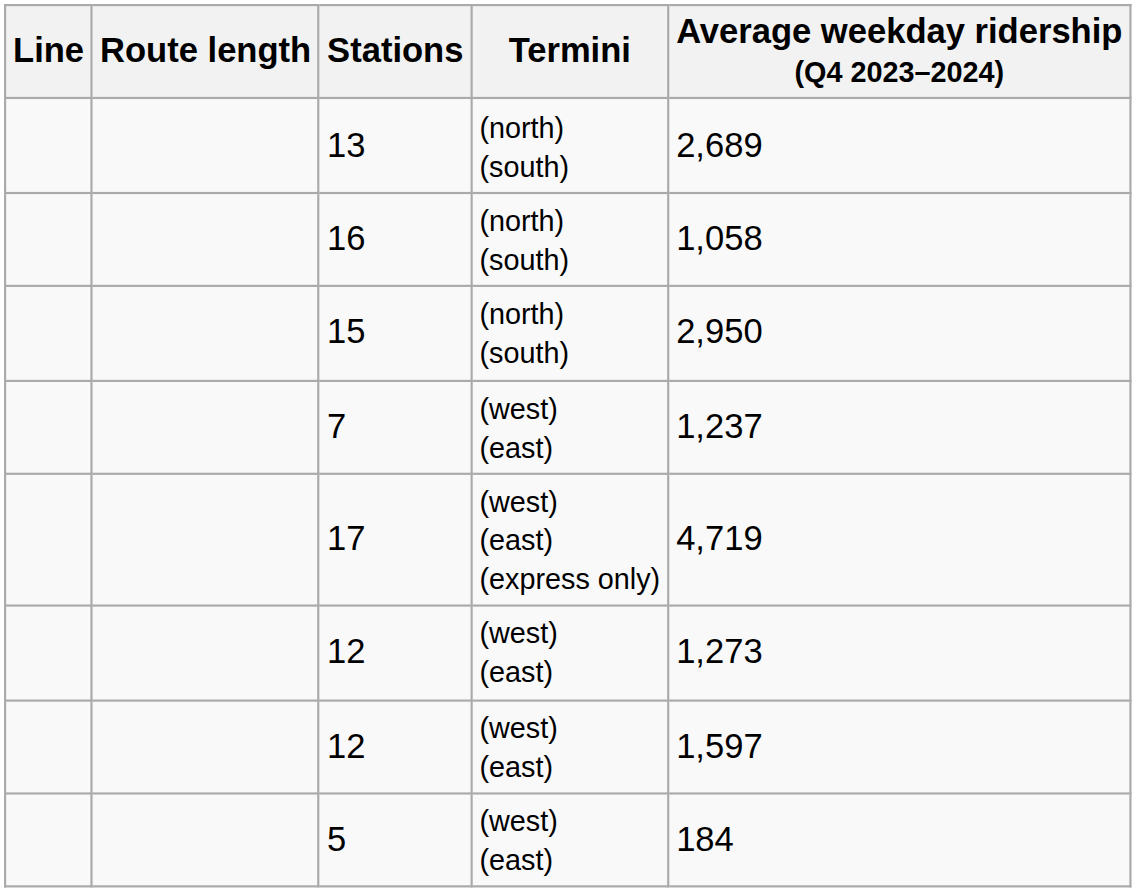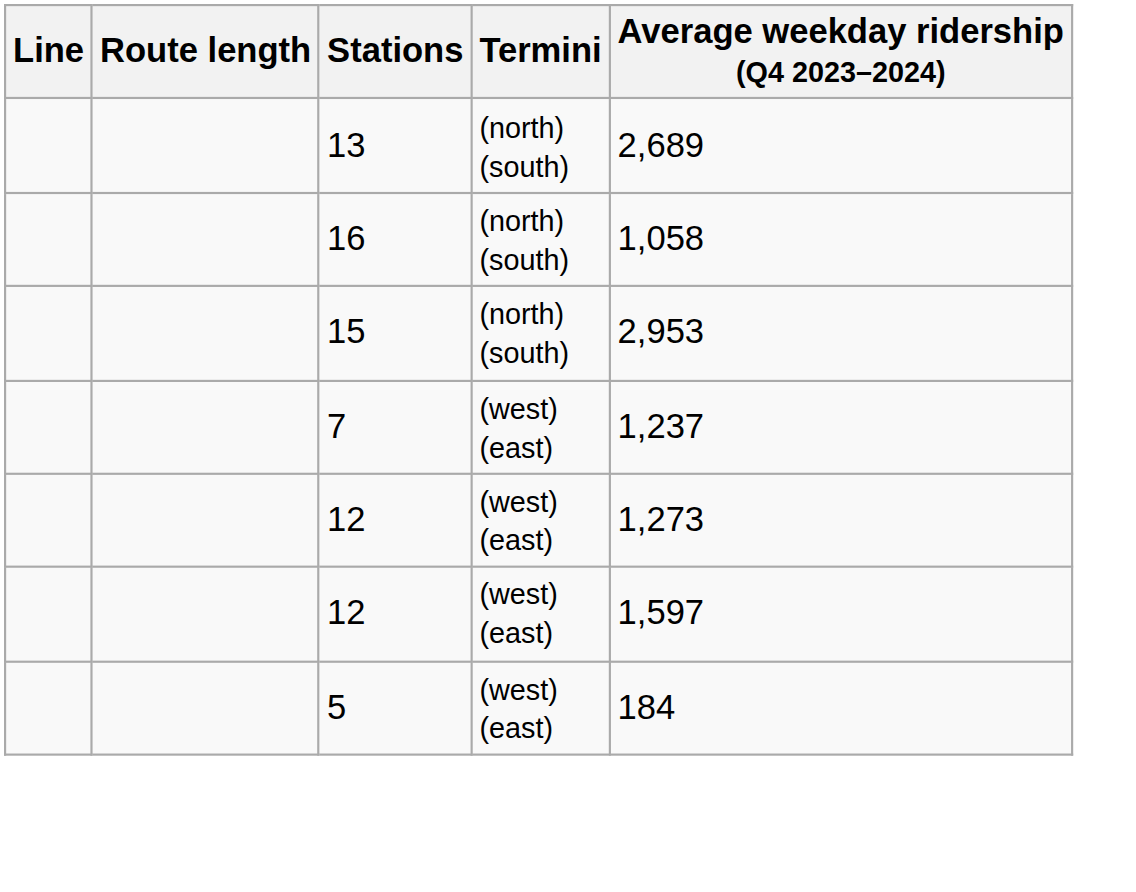(719, 332) 2,950 -> (661, 332) 2,953
- row: (346, 539)
